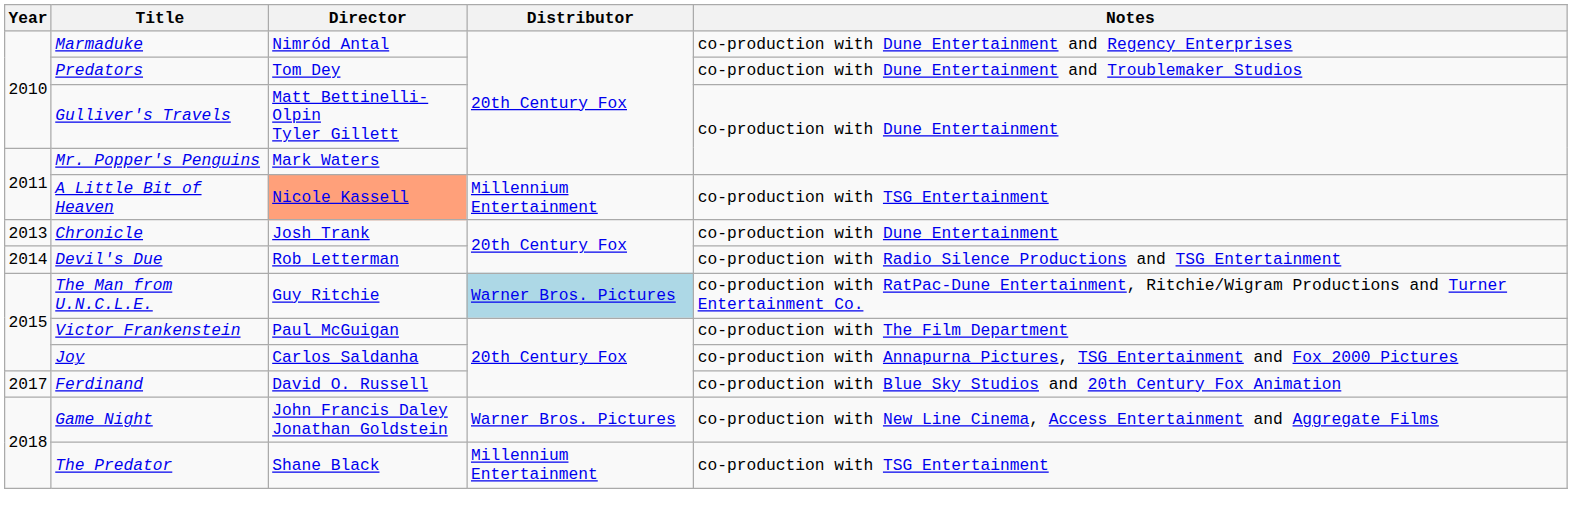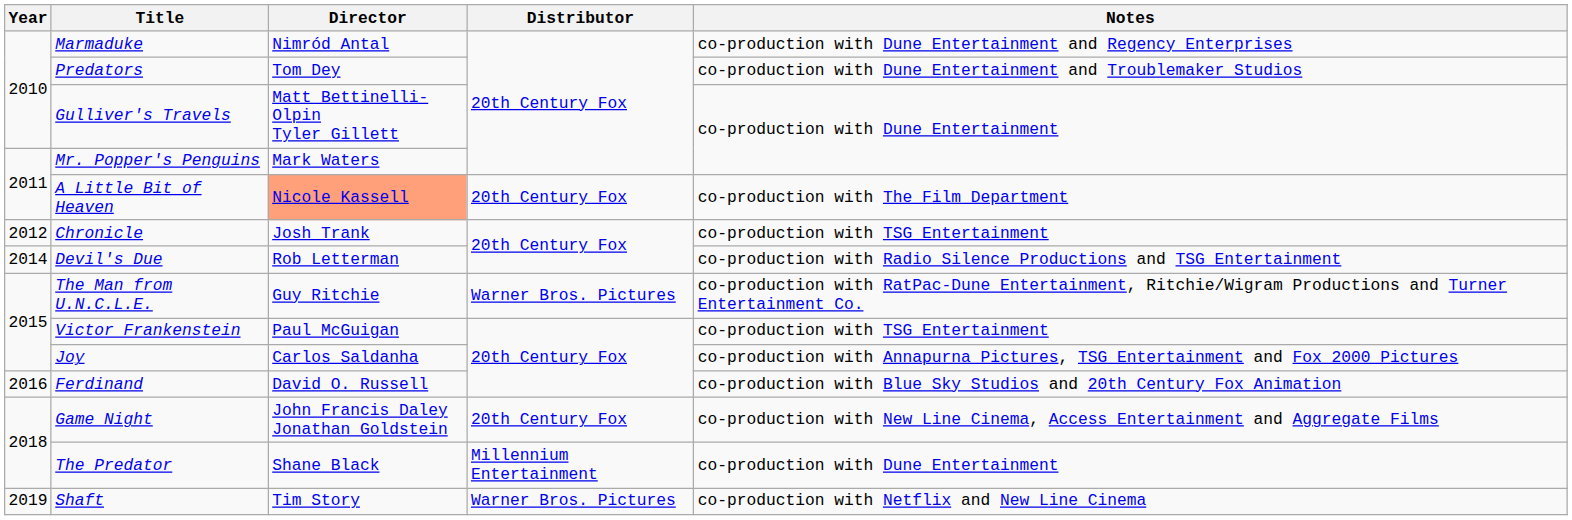(534, 197) Millennium Entertainment -> (549, 197) 20th Century Fox
(873, 197) co-production with TSG Entertainment -> (883, 197) co-production with The Film Department
(28, 233) 2013 -> (28, 233) 2012
(878, 233) co-production with Dune Entertainment -> (873, 233) co-production with TSG Entertainment
(573, 295) lightblue background -> (573, 295) no background
(883, 331) co-production with The Film Department -> (873, 331) co-production with TSG Entertainment
(28, 384) 2017 -> (28, 384) 2016
(573, 420) Warner Bros. Pictures -> (549, 420) 20th Century Fox
(873, 465) co-production with TSG Entertainment -> (878, 465) co-production with Dune Entertainment
+ row: (80, 501)
